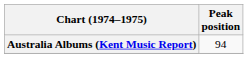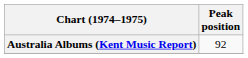(221, 44) 94 -> (221, 44) 92
